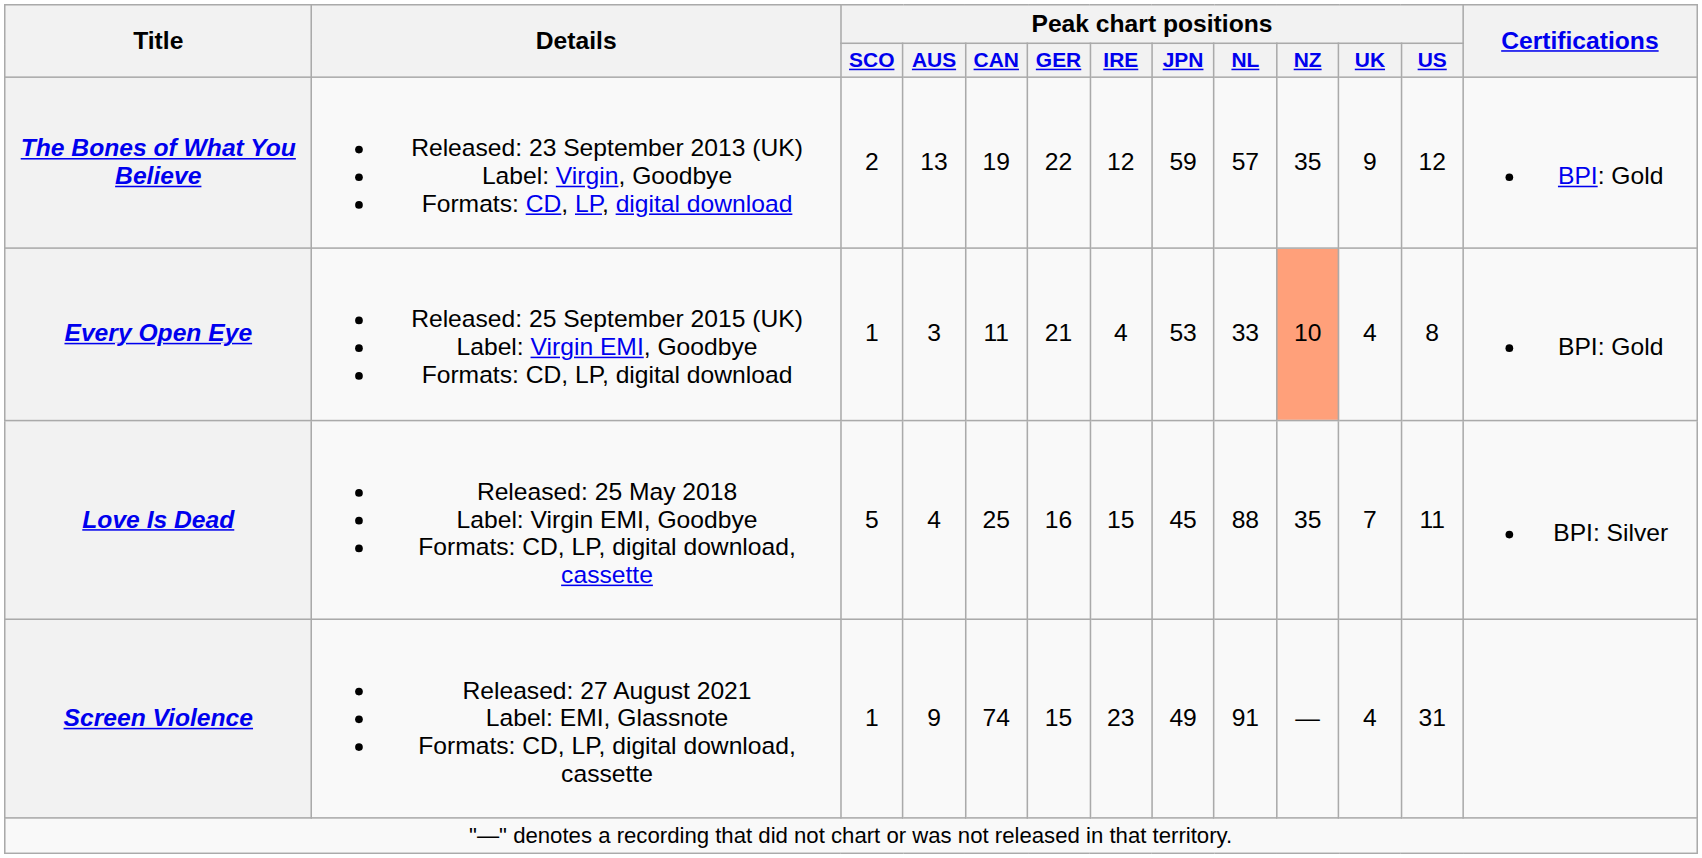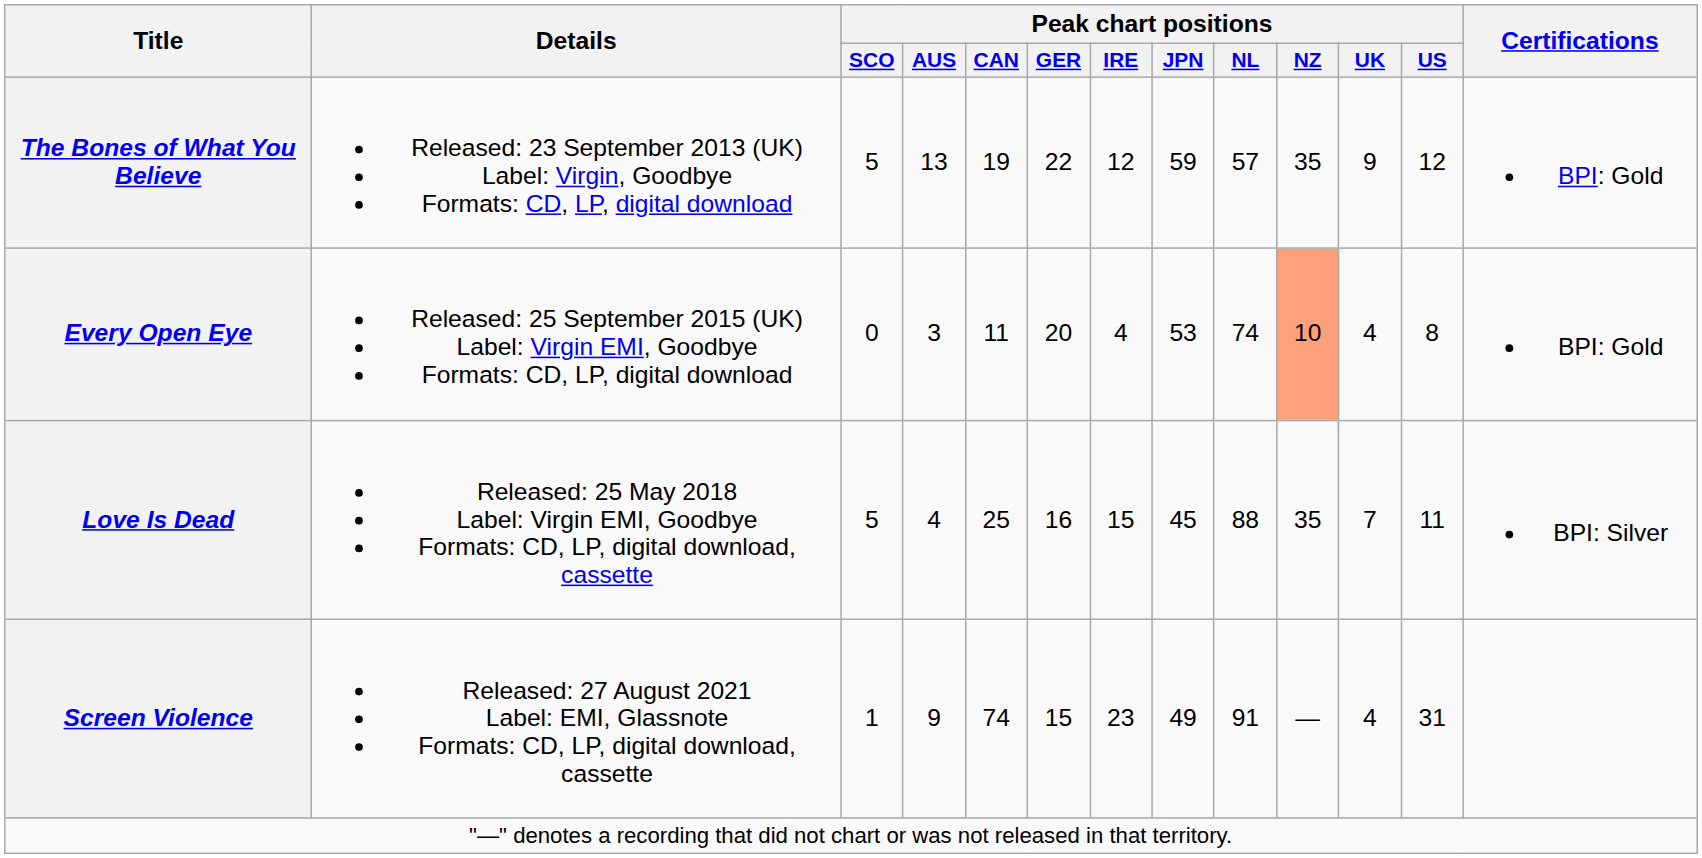(872, 162) 2 -> (872, 162) 5
(872, 333) 1 -> (872, 333) 0
(1059, 333) 21 -> (1059, 333) 20
(1245, 333) 33 -> (1245, 333) 74
